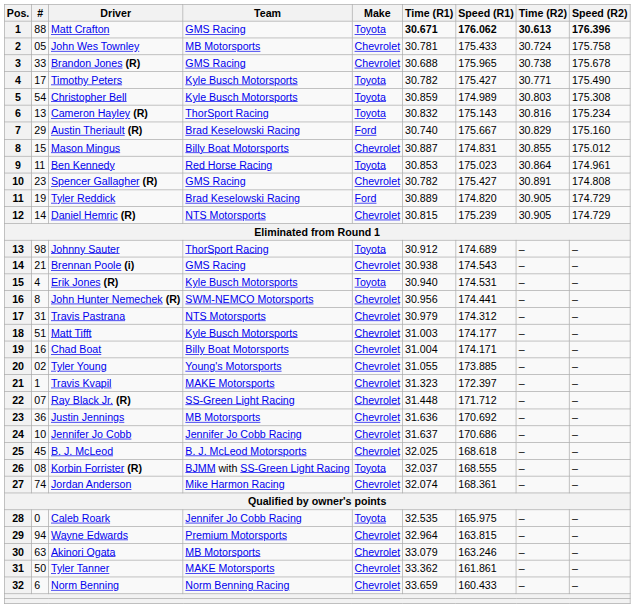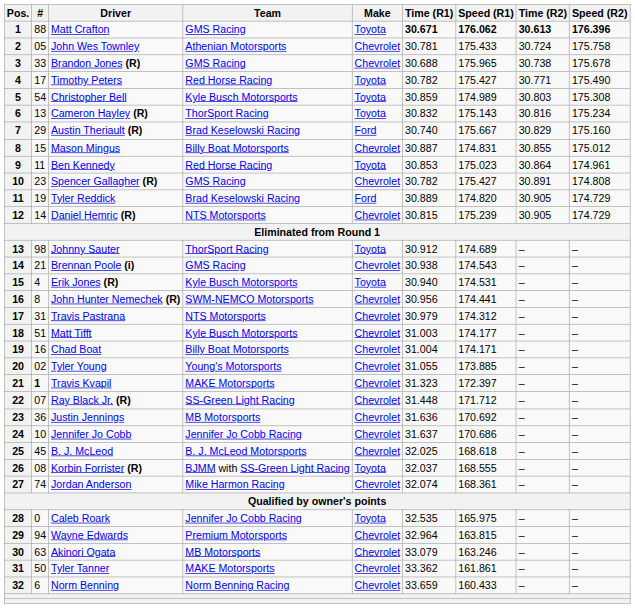(223, 47) MB Motorsports -> (236, 47) Athenian Motorsports
(241, 80) Kyle Busch Motorsports -> (229, 80) Red Horse Racing
(37, 384) normal -> (37, 384) bold
